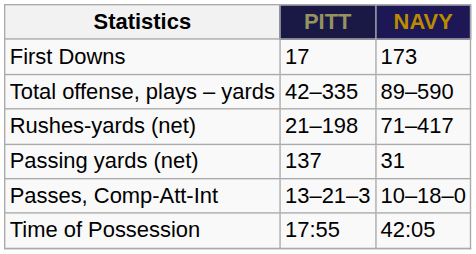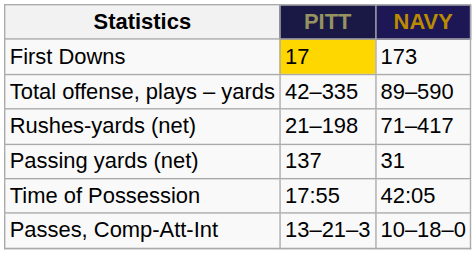(297, 56) no background -> (297, 56) gold background
rows swapped: (114, 195) <-> (105, 230)
